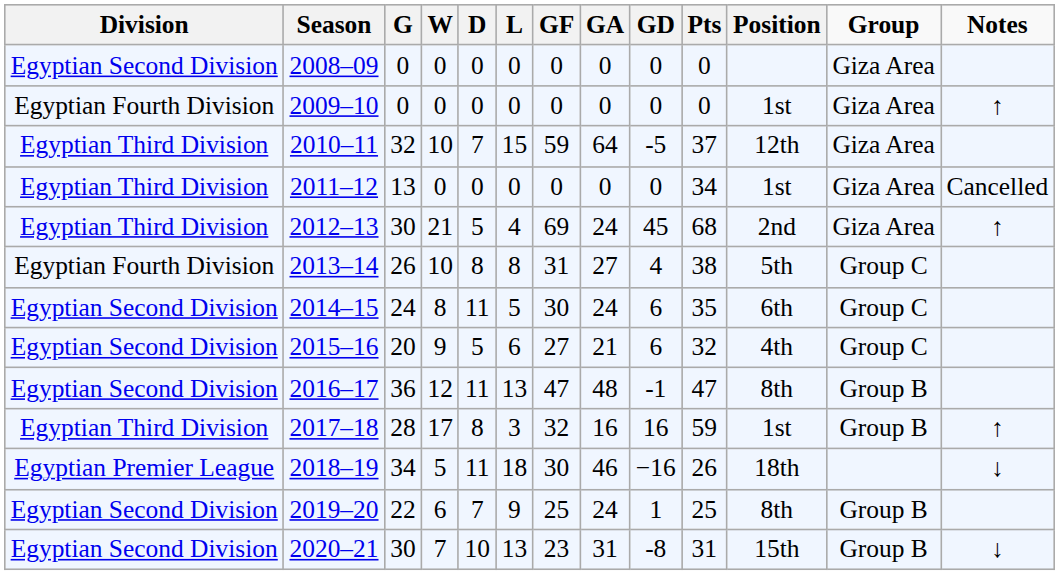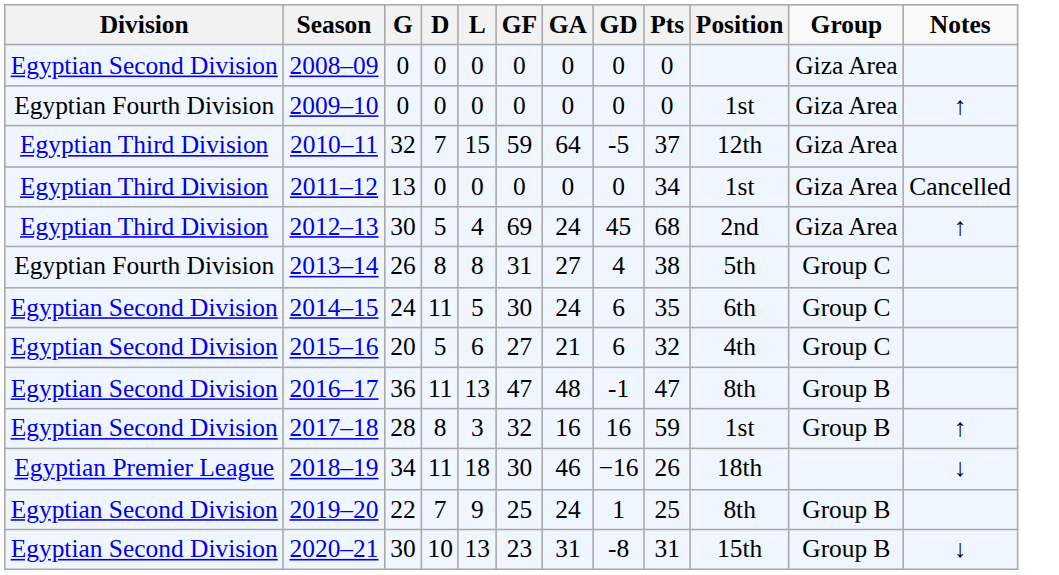- column: (440, 24)
(144, 428) Egyptian Third Division -> (144, 428) Egyptian Second Division
